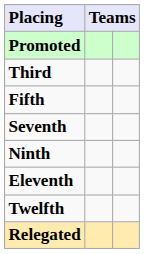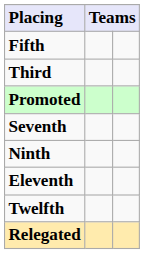rows swapped: (44, 45) <-> (27, 99)
